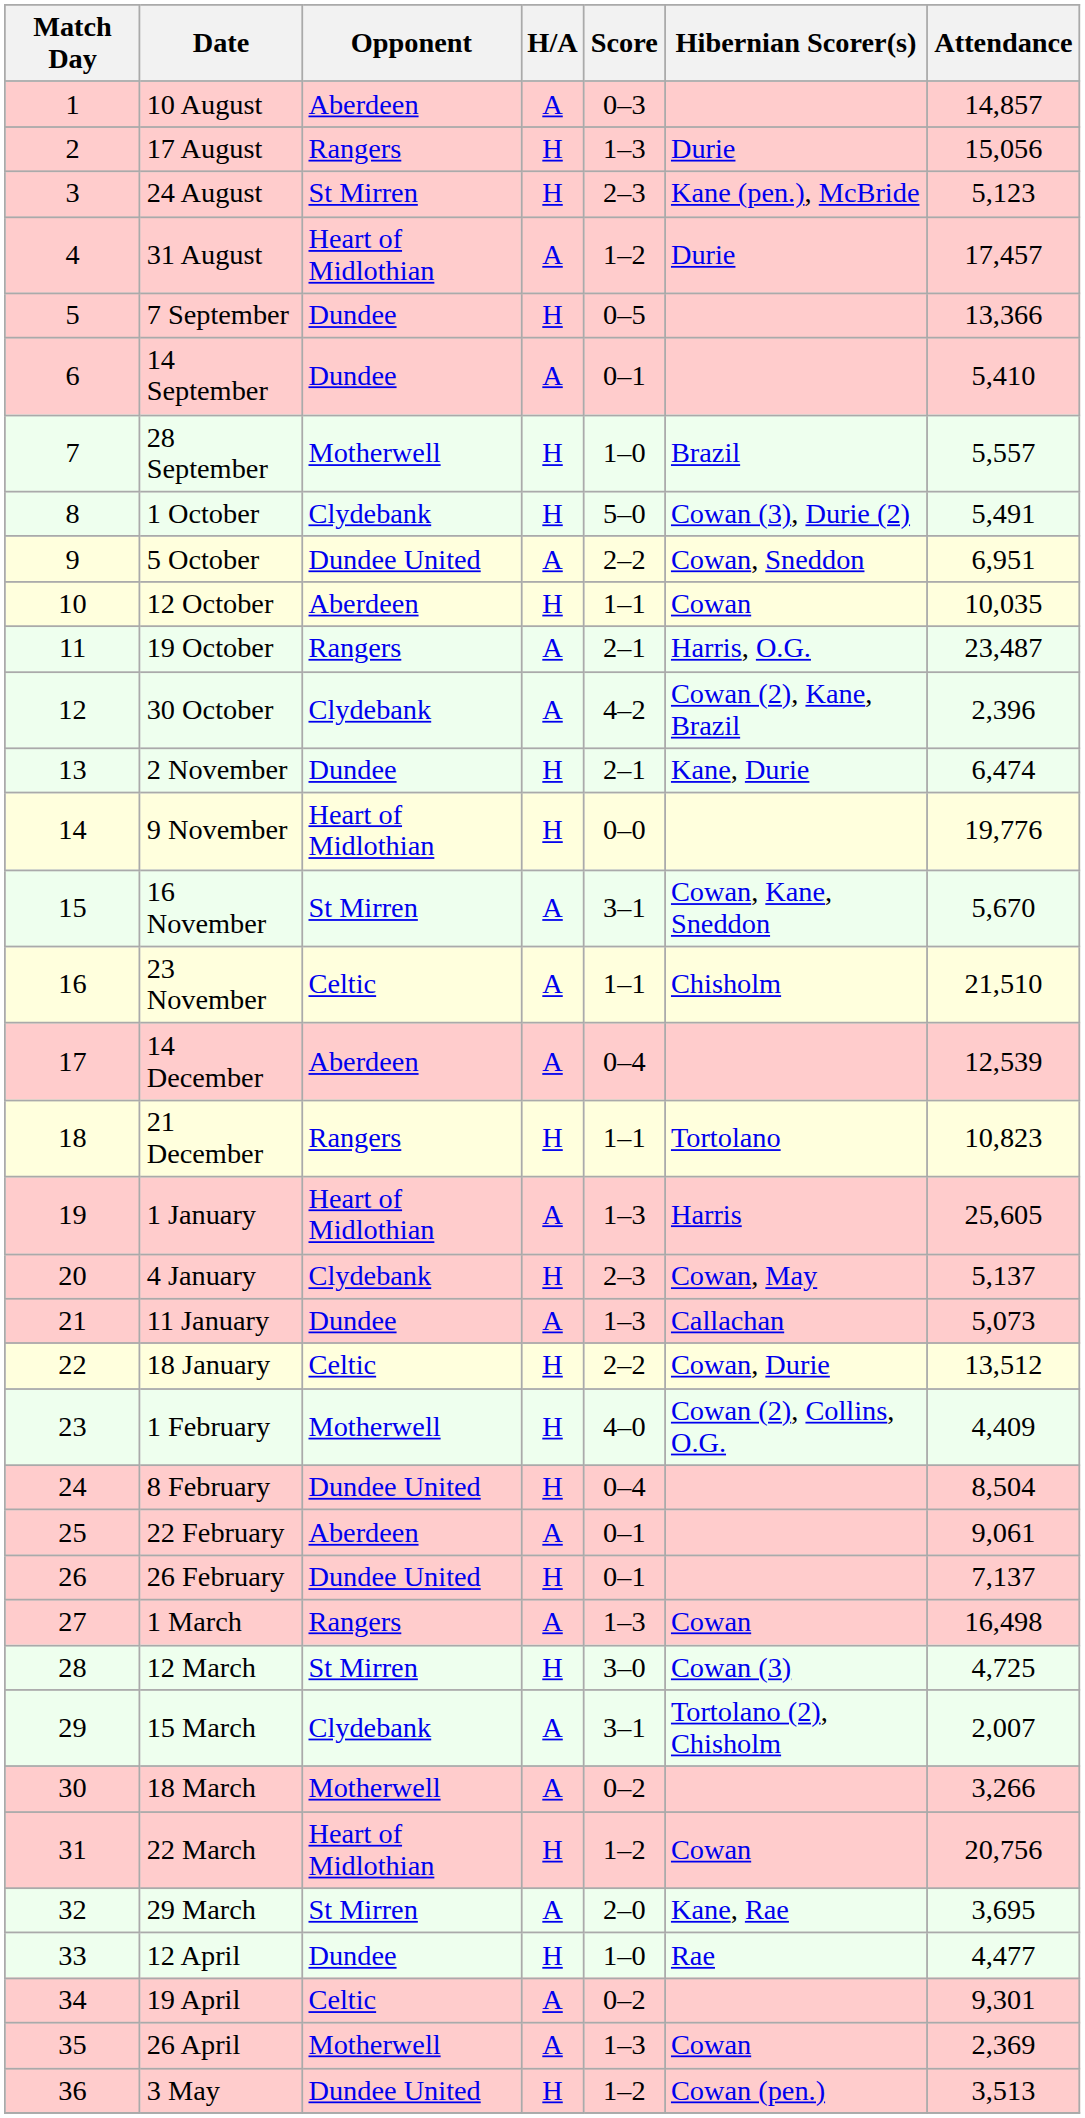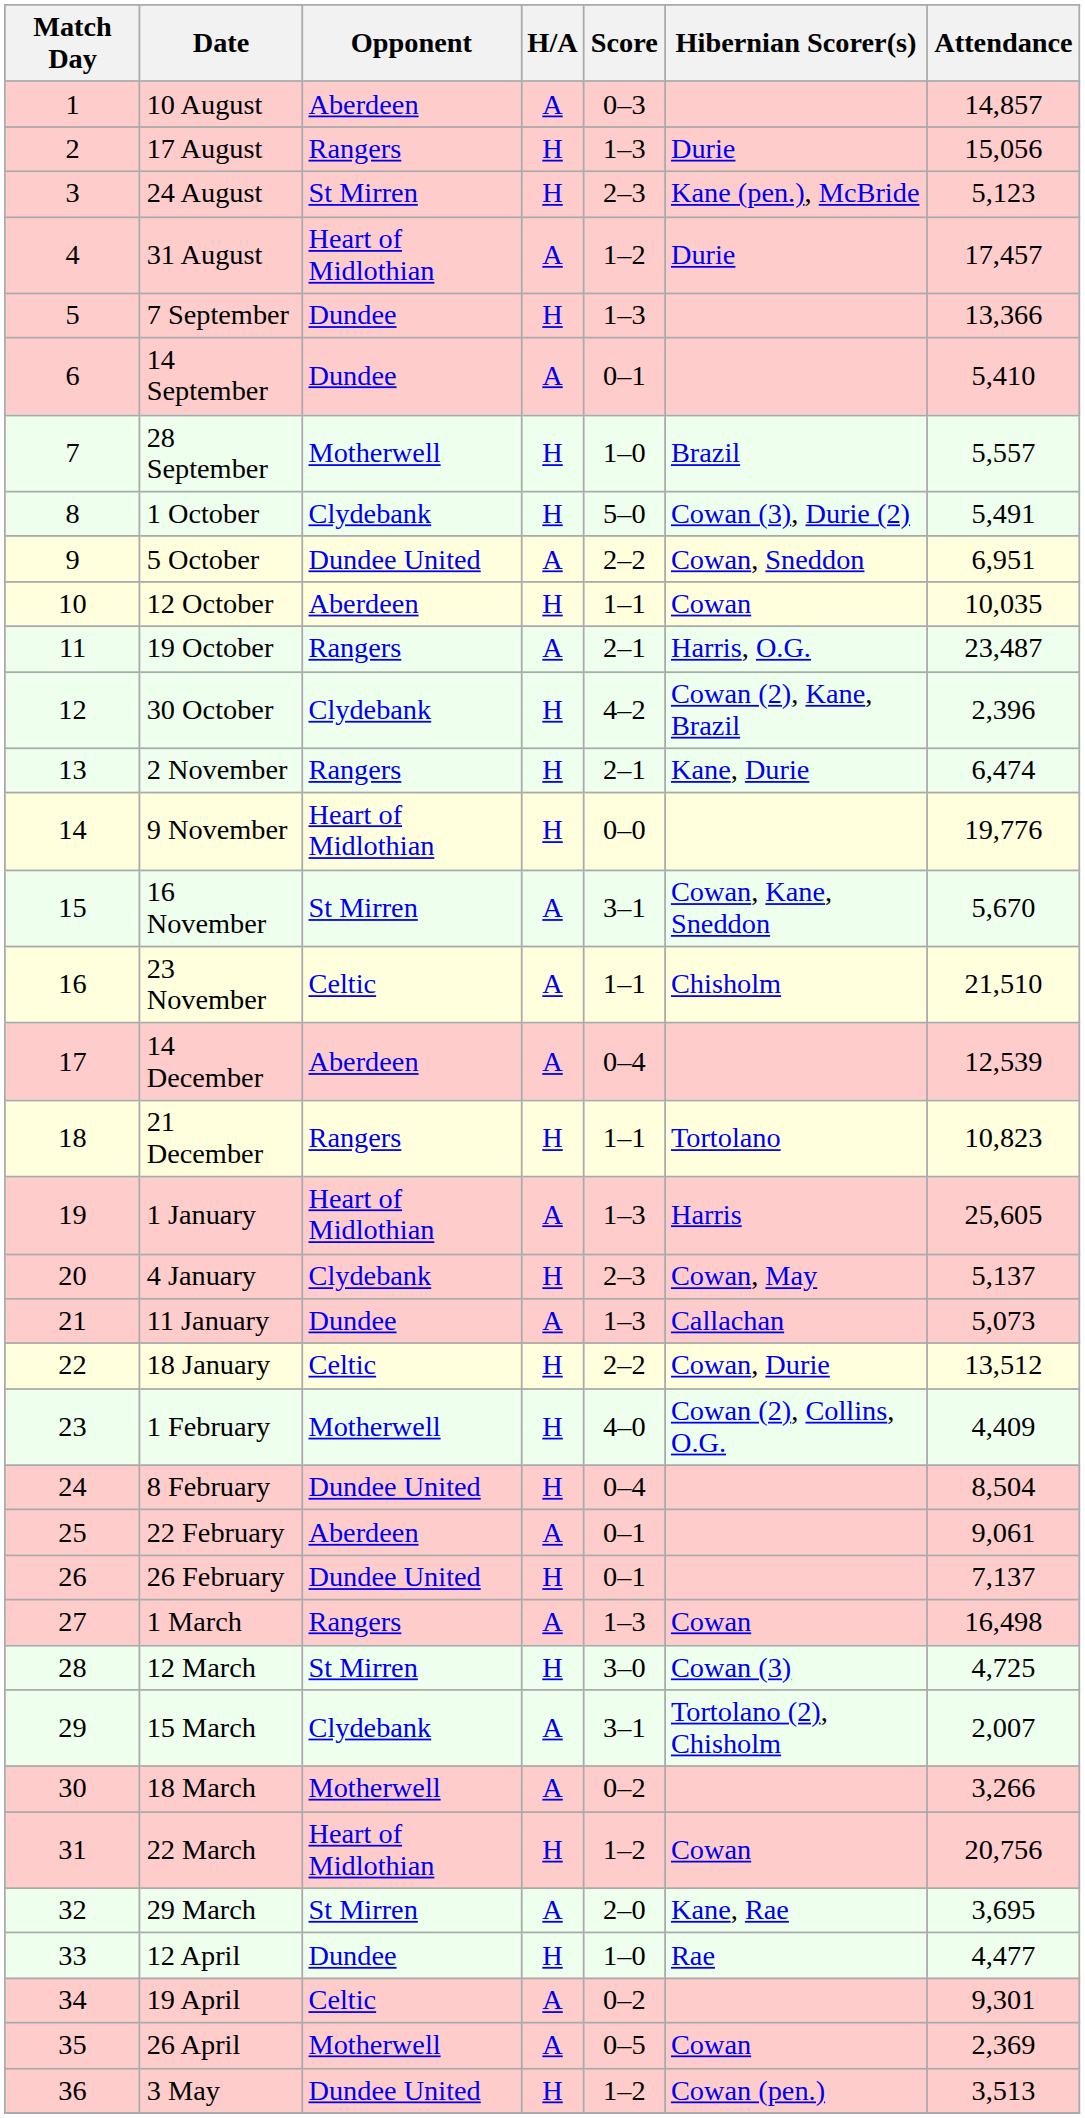(624, 315) 0–5 -> (624, 315) 1–3
(553, 709) A -> (553, 709) H
(353, 770) Dundee -> (355, 770) Rangers
(624, 2044) 1–3 -> (624, 2044) 0–5
